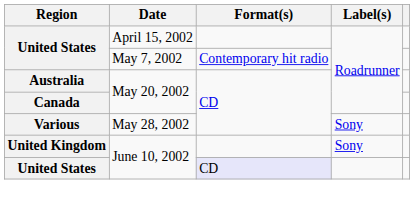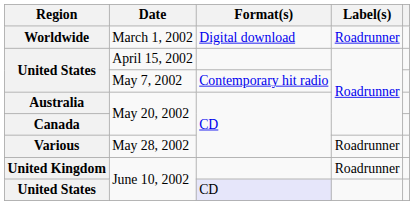+ row: (57, 37)
(349, 124) Sony -> (367, 146) Roadrunner
(349, 146) Sony -> (367, 168) Roadrunner
